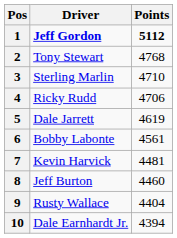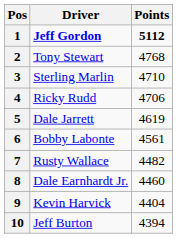(72, 160) Kevin Harvick -> (71, 160) Rusty Wallace
(152, 160) 4481 -> (152, 160) 4482
(63, 181) Jeff Burton -> (81, 181) Dale Earnhardt Jr.
(71, 202) Rusty Wallace -> (72, 202) Kevin Harvick
(81, 222) Dale Earnhardt Jr. -> (63, 222) Jeff Burton
